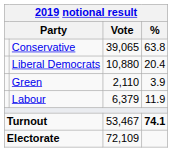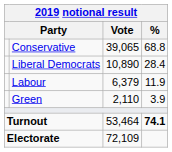(155, 47) 63.8 -> (155, 47) 68.8
(123, 64) 10,880 -> (123, 64) 10,890
(155, 64) 20.4 -> (155, 64) 28.4
rows swapped: (29, 99) <-> (27, 82)
(123, 121) 53,467 -> (123, 121) 53,464
